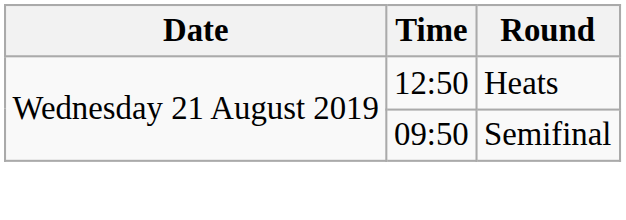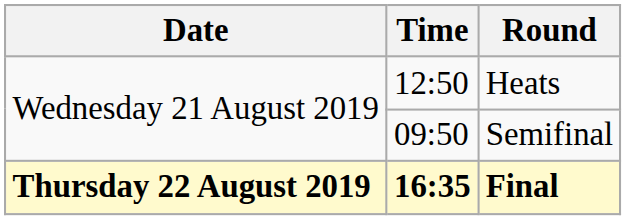+ row: (522, 186)
